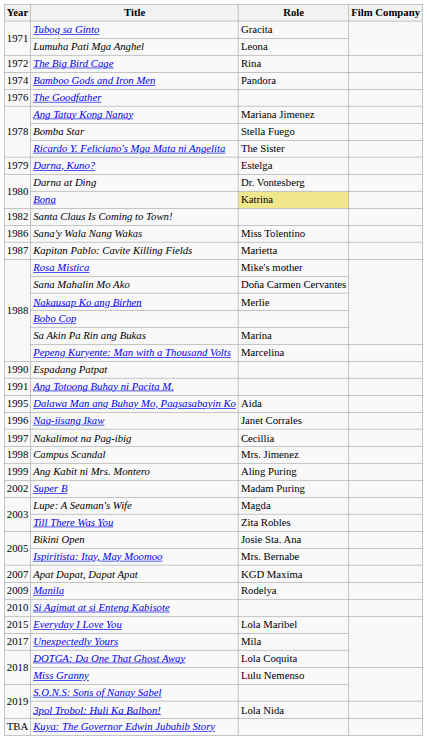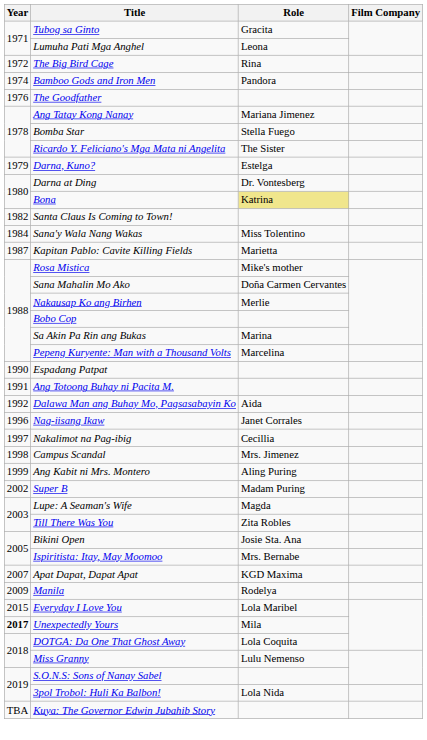(18, 234) 1986 -> (18, 234) 1984
(18, 404) 1995 -> (18, 404) 1992
- row: (101, 608)
(18, 642) normal -> (18, 625) bold
